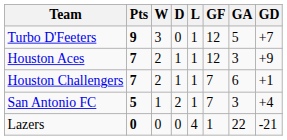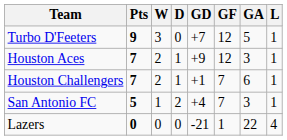columns swapped: (195, 15) <-> (269, 15)
